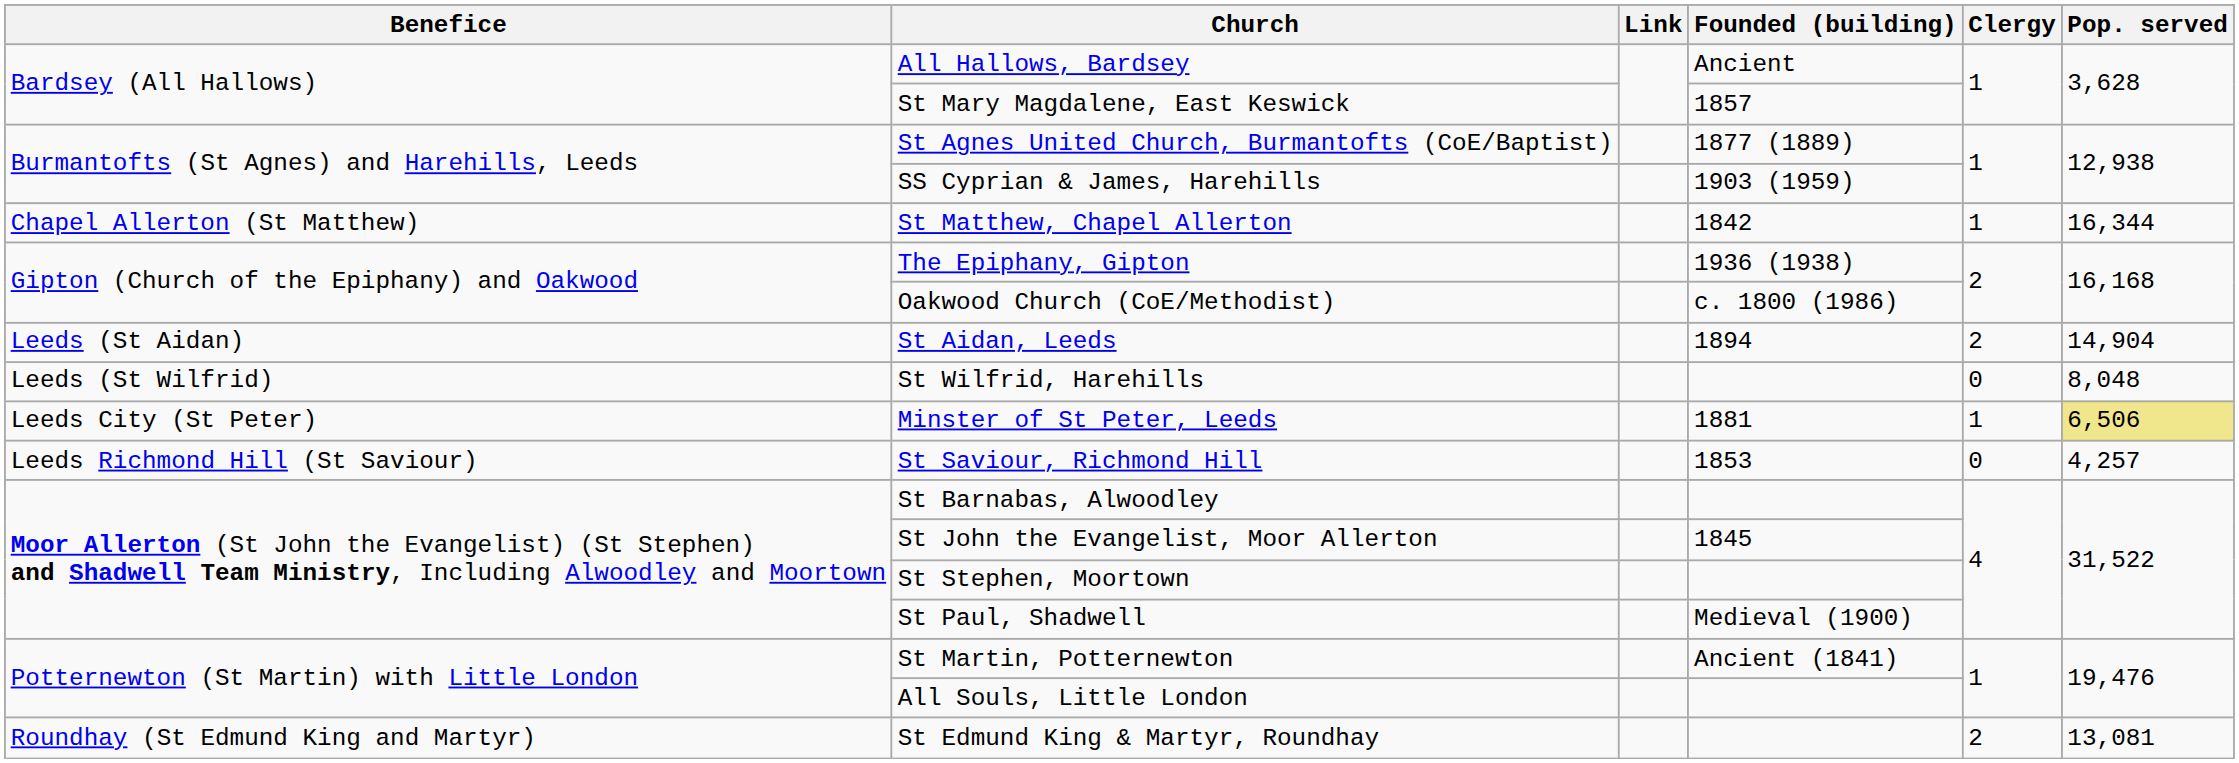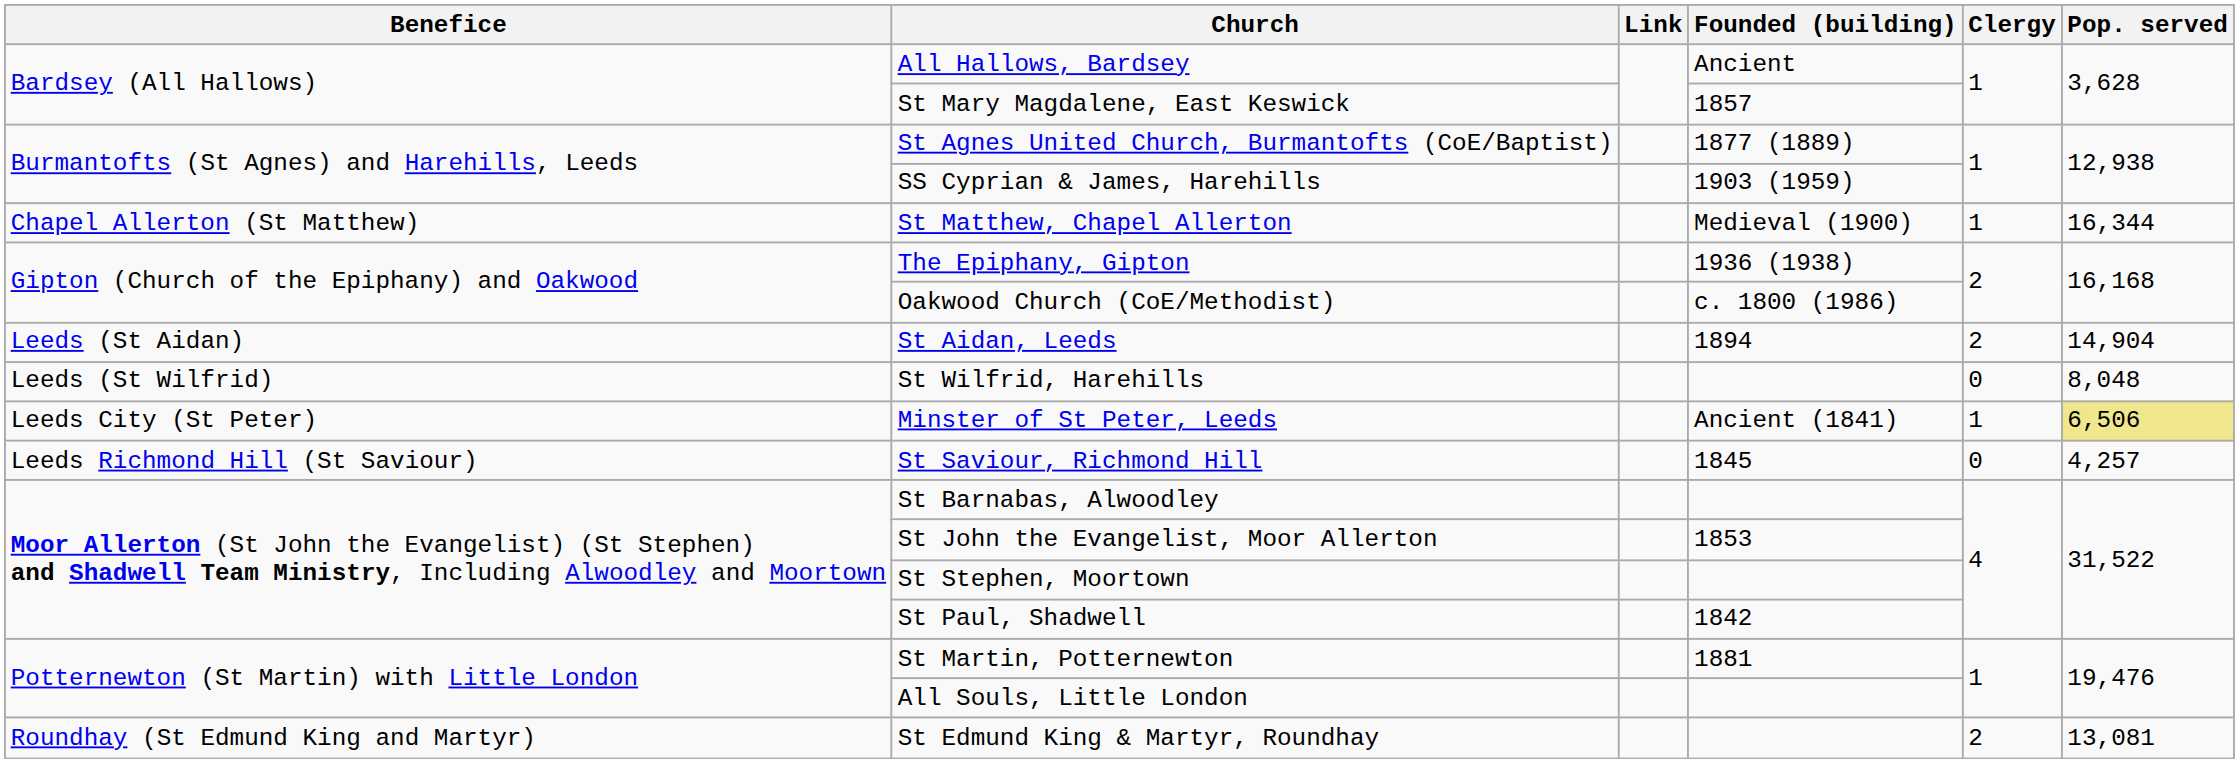(1723, 223) 1842 -> (1803, 223) Medieval (1900)
(1723, 421) 1881 -> (1796, 421) Ancient (1841)
(1723, 461) 1853 -> (1723, 461) 1845
(1723, 540) 1845 -> (1723, 540) 1853
(1803, 619) Medieval (1900) -> (1723, 619) 1842
(1796, 659) Ancient (1841) -> (1723, 659) 1881
